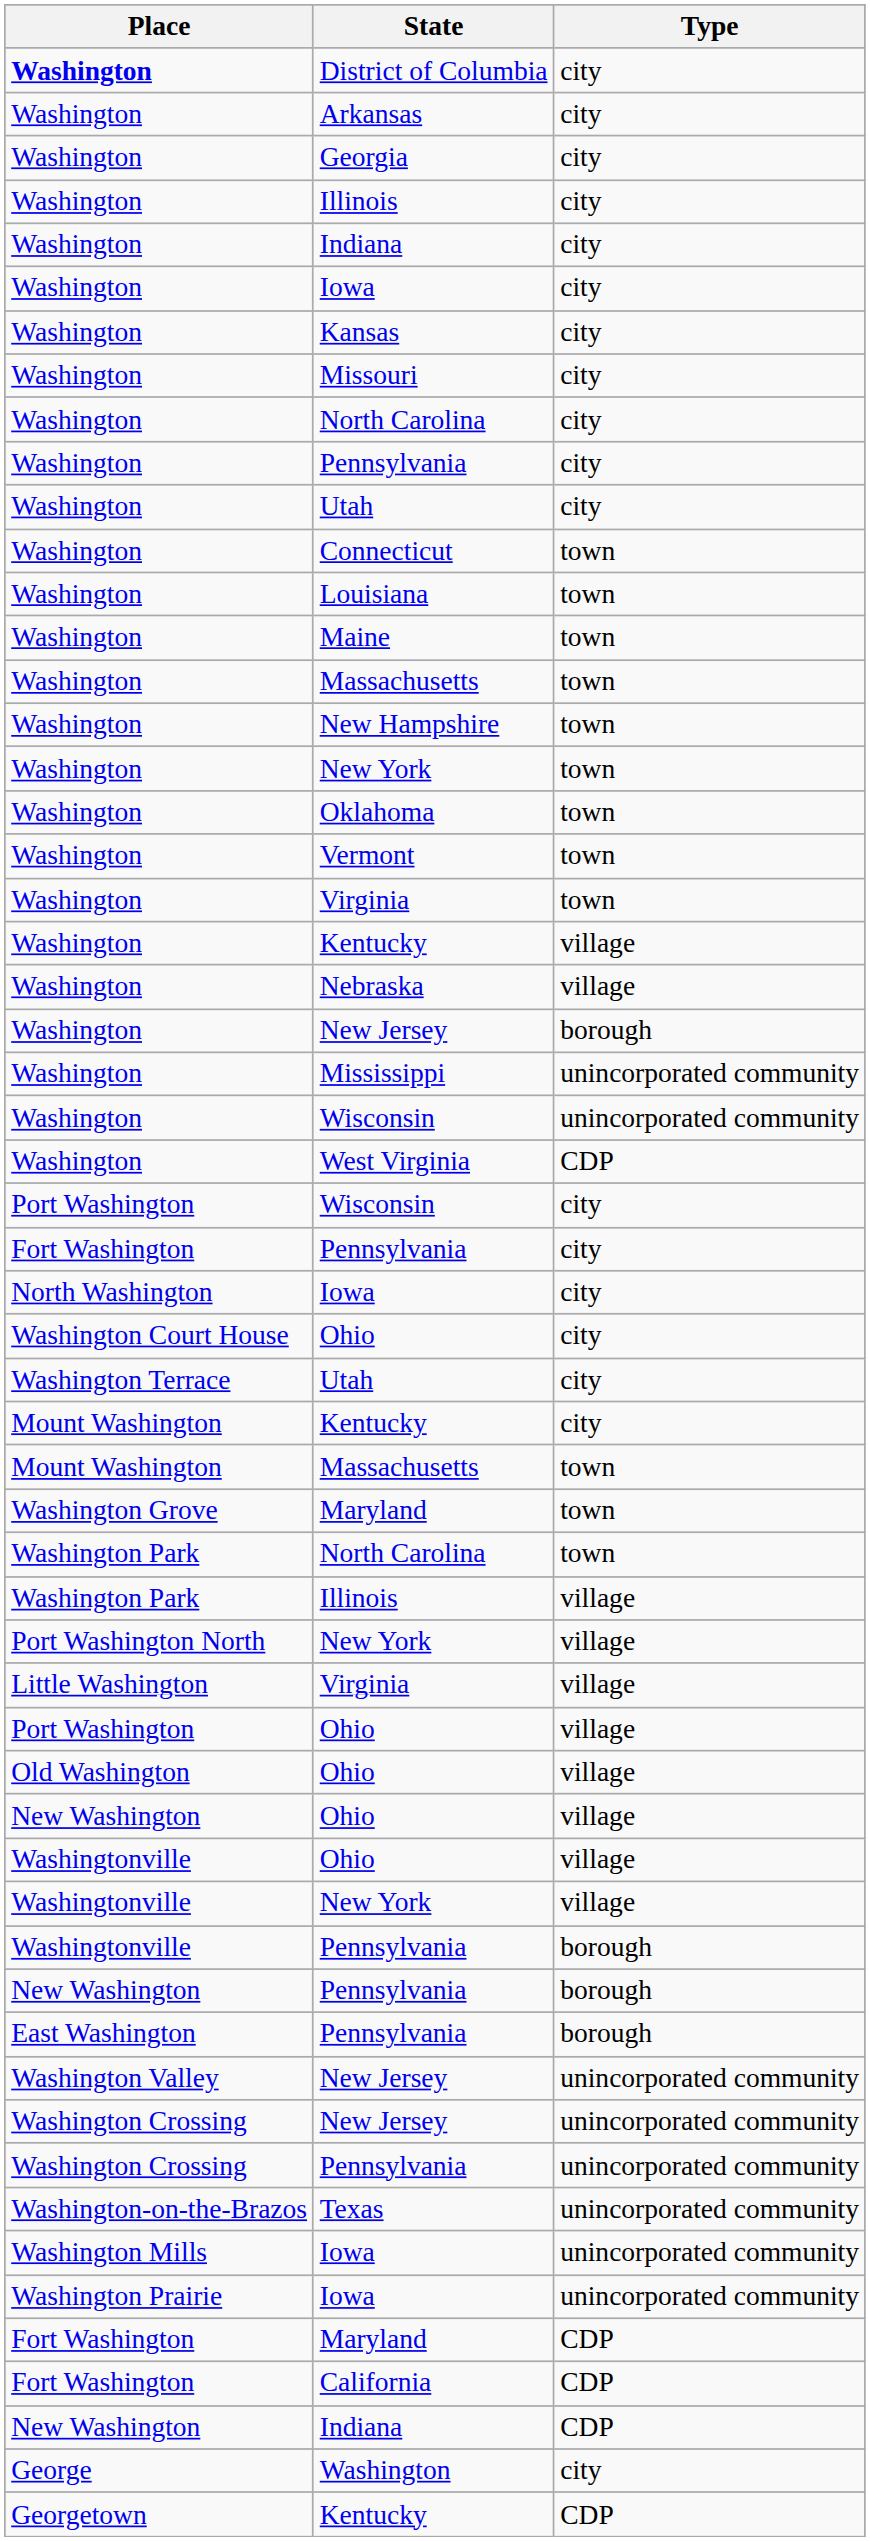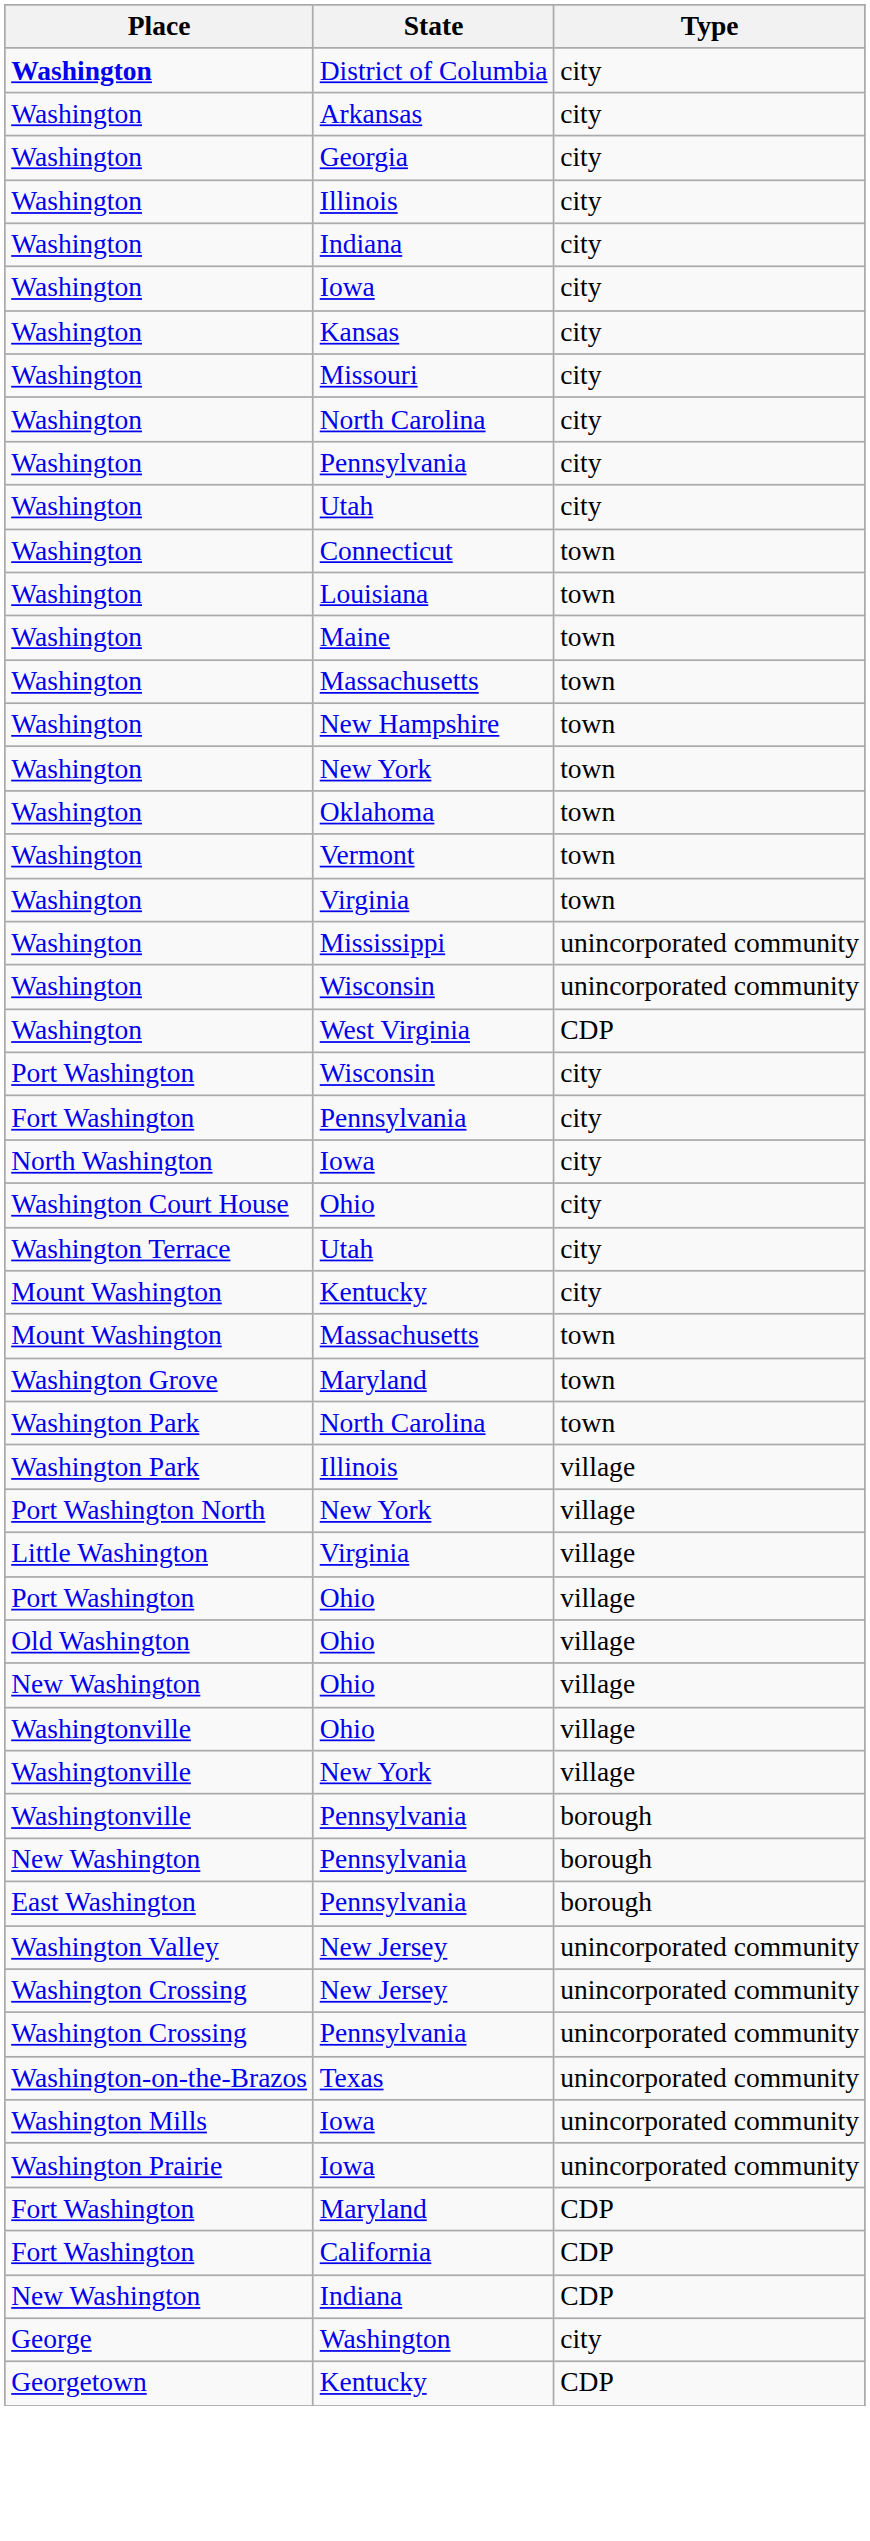- row: (77, 942)
- row: (77, 986)
- row: (77, 1030)
